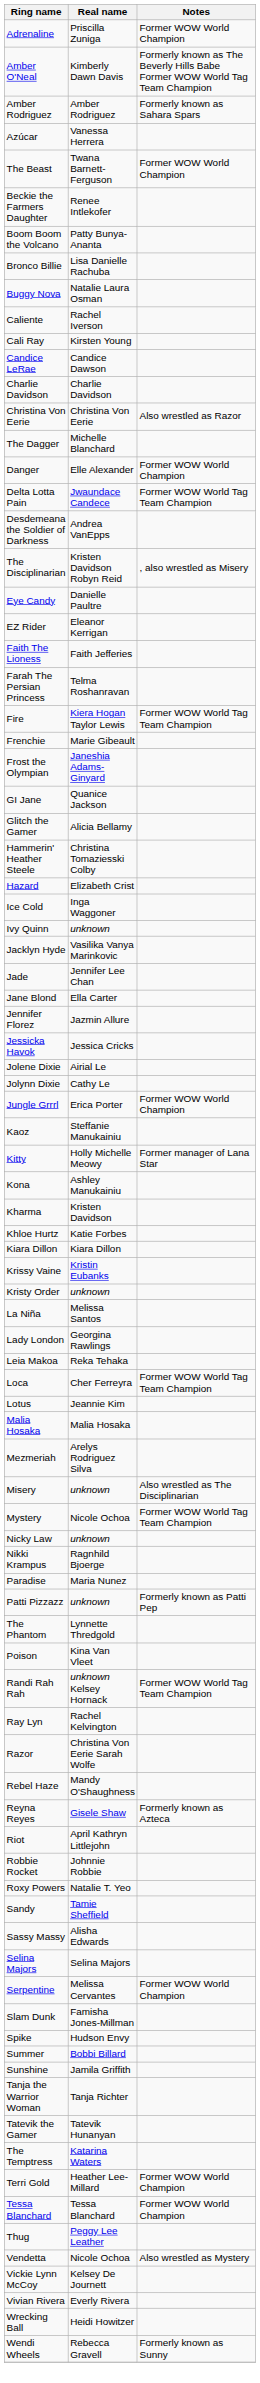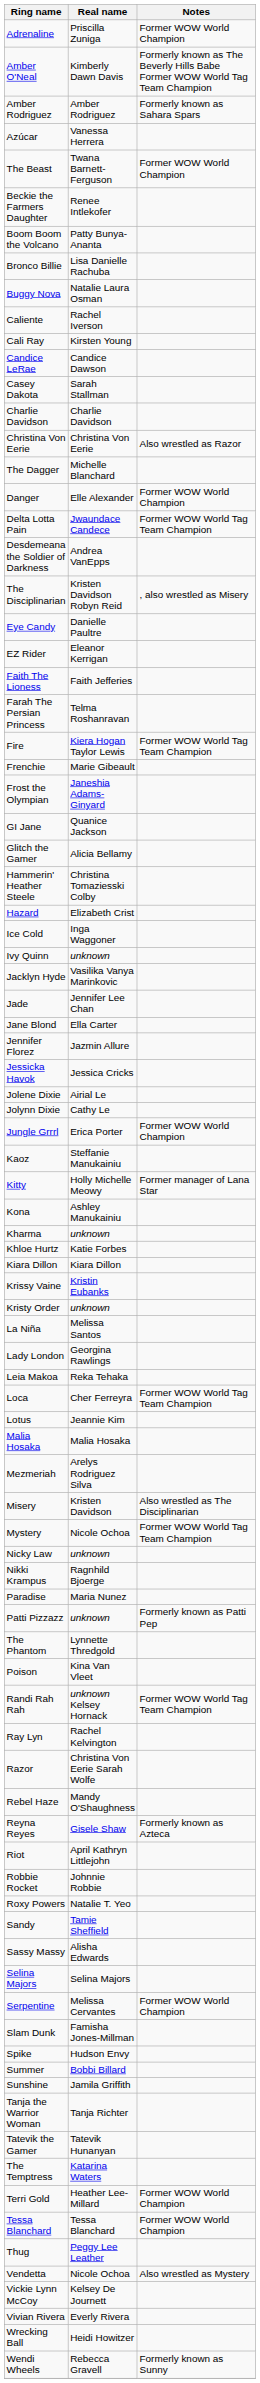+ row: (22, 389)
(91, 1212) Kristen Davidson -> (90, 1233) unknown
(90, 1490) unknown -> (91, 1506) Kristen Davidson
